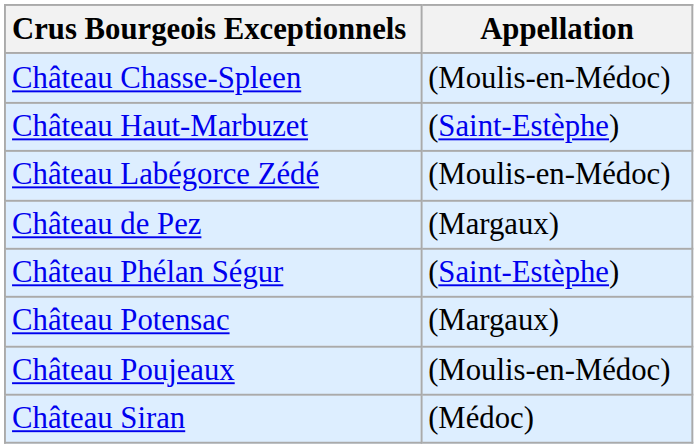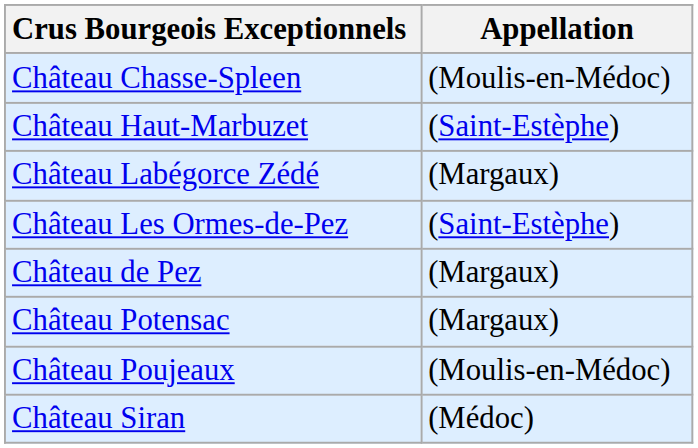(549, 175) (Moulis-en-Médoc) -> (494, 175) (Margaux)
+ row: (180, 223)
- row: (148, 272)
